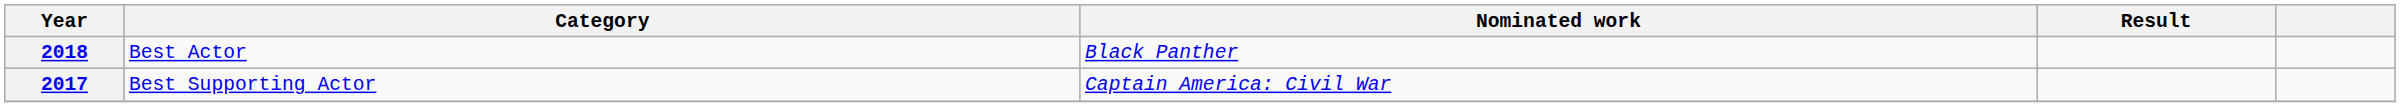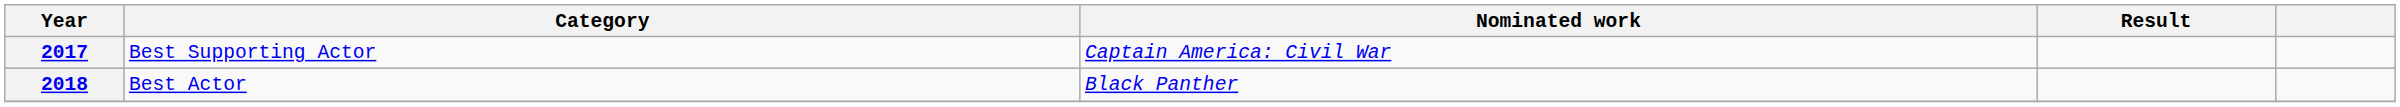rows swapped: (64, 85) <-> (64, 53)
